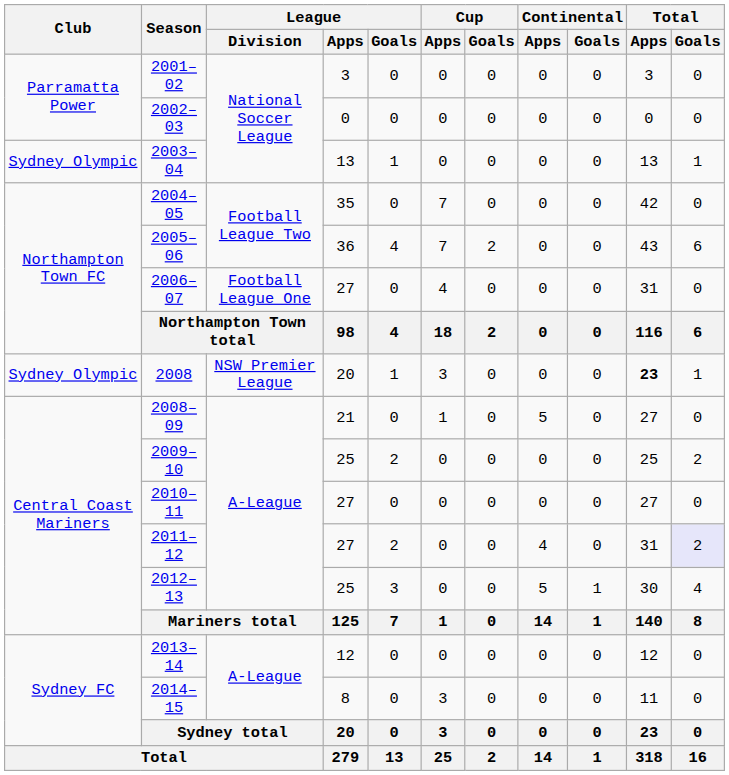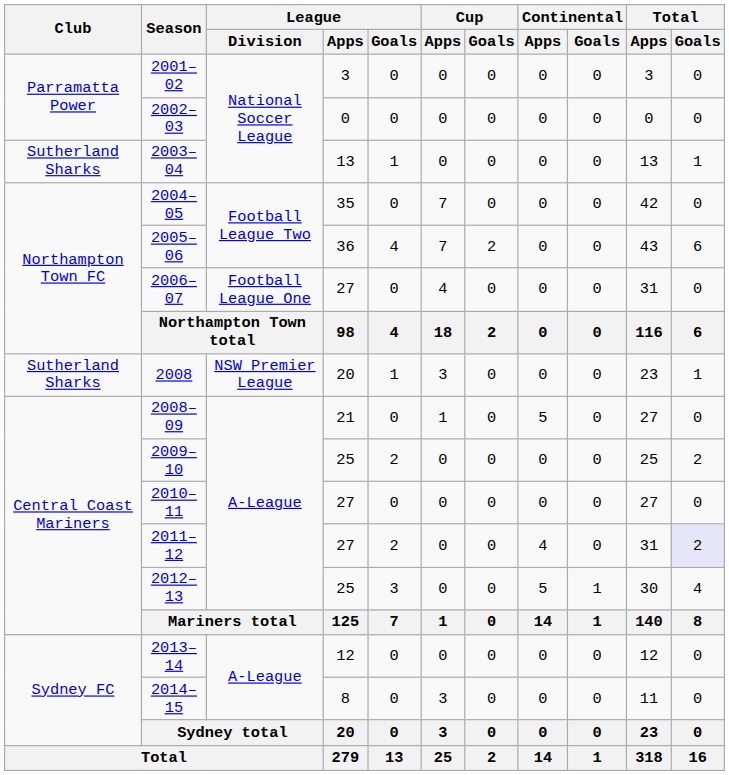(73, 161) Sydney Olympic -> (73, 161) Sutherland Sharks
(73, 375) Sydney Olympic -> (73, 375) Sutherland Sharks
(649, 375) bold -> (649, 375) normal
